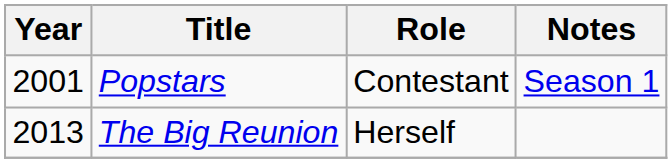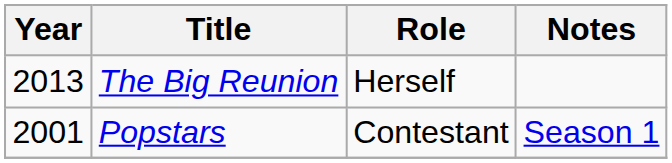rows swapped: (162, 81) <-> (219, 132)
